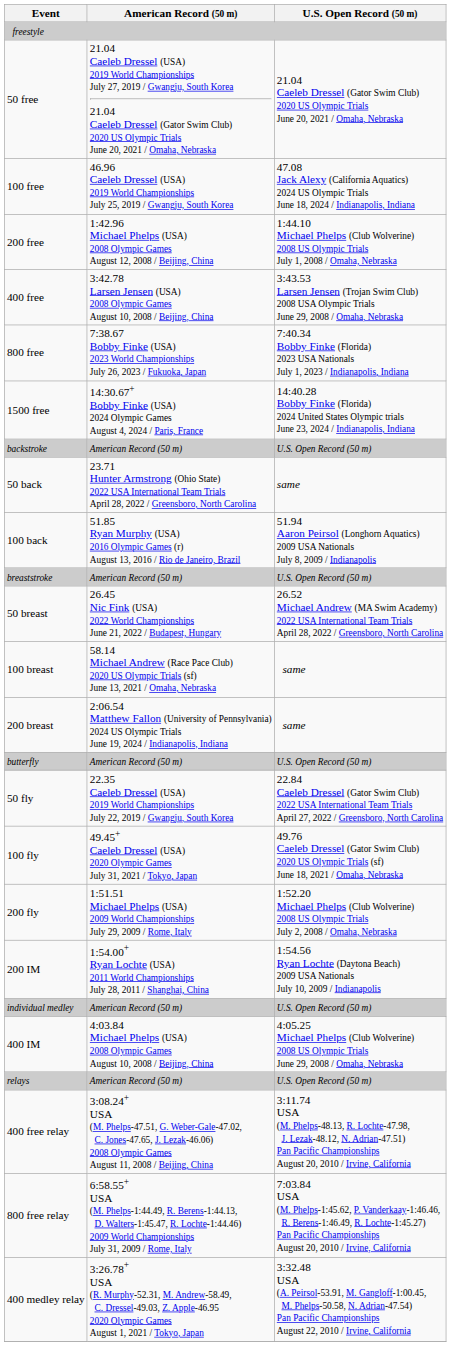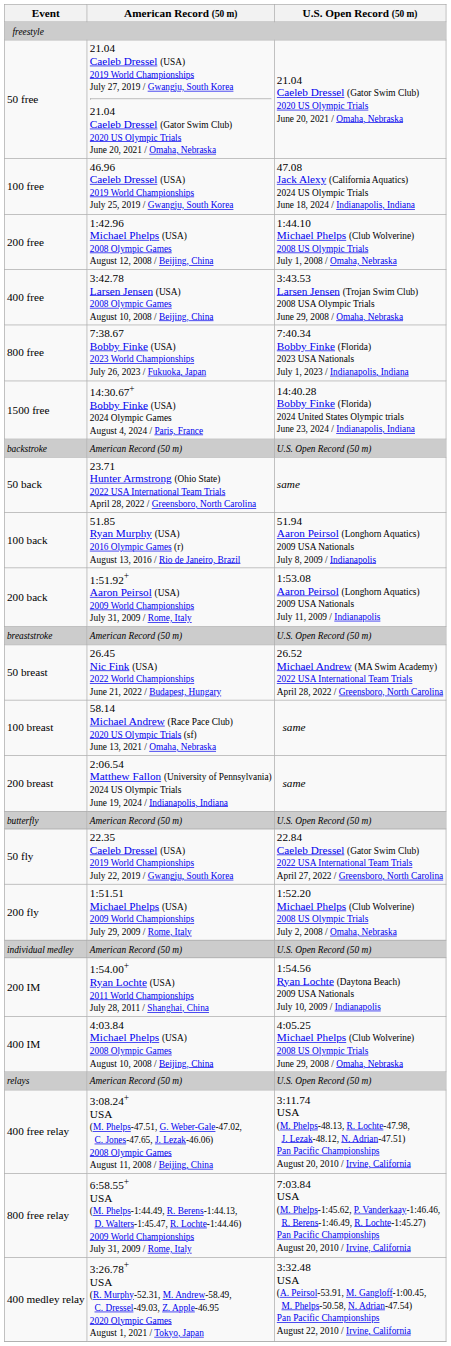+ row: (27, 597)
- row: (23, 855)
rows swapped: (40, 1008) <-> (24, 969)
